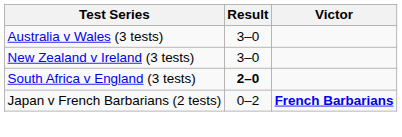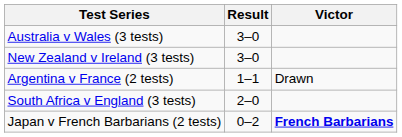+ row: (90, 79)
(248, 79) bold -> (248, 100) normal
